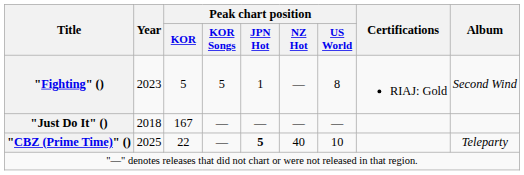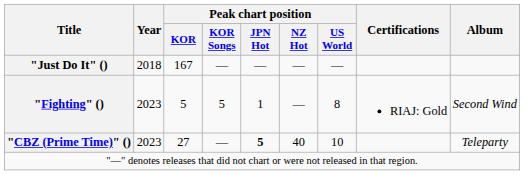rows swapped: (69, 123) <-> (69, 84)
(149, 142) 2025 -> (149, 142) 2023
(183, 142) 22 -> (183, 142) 27
